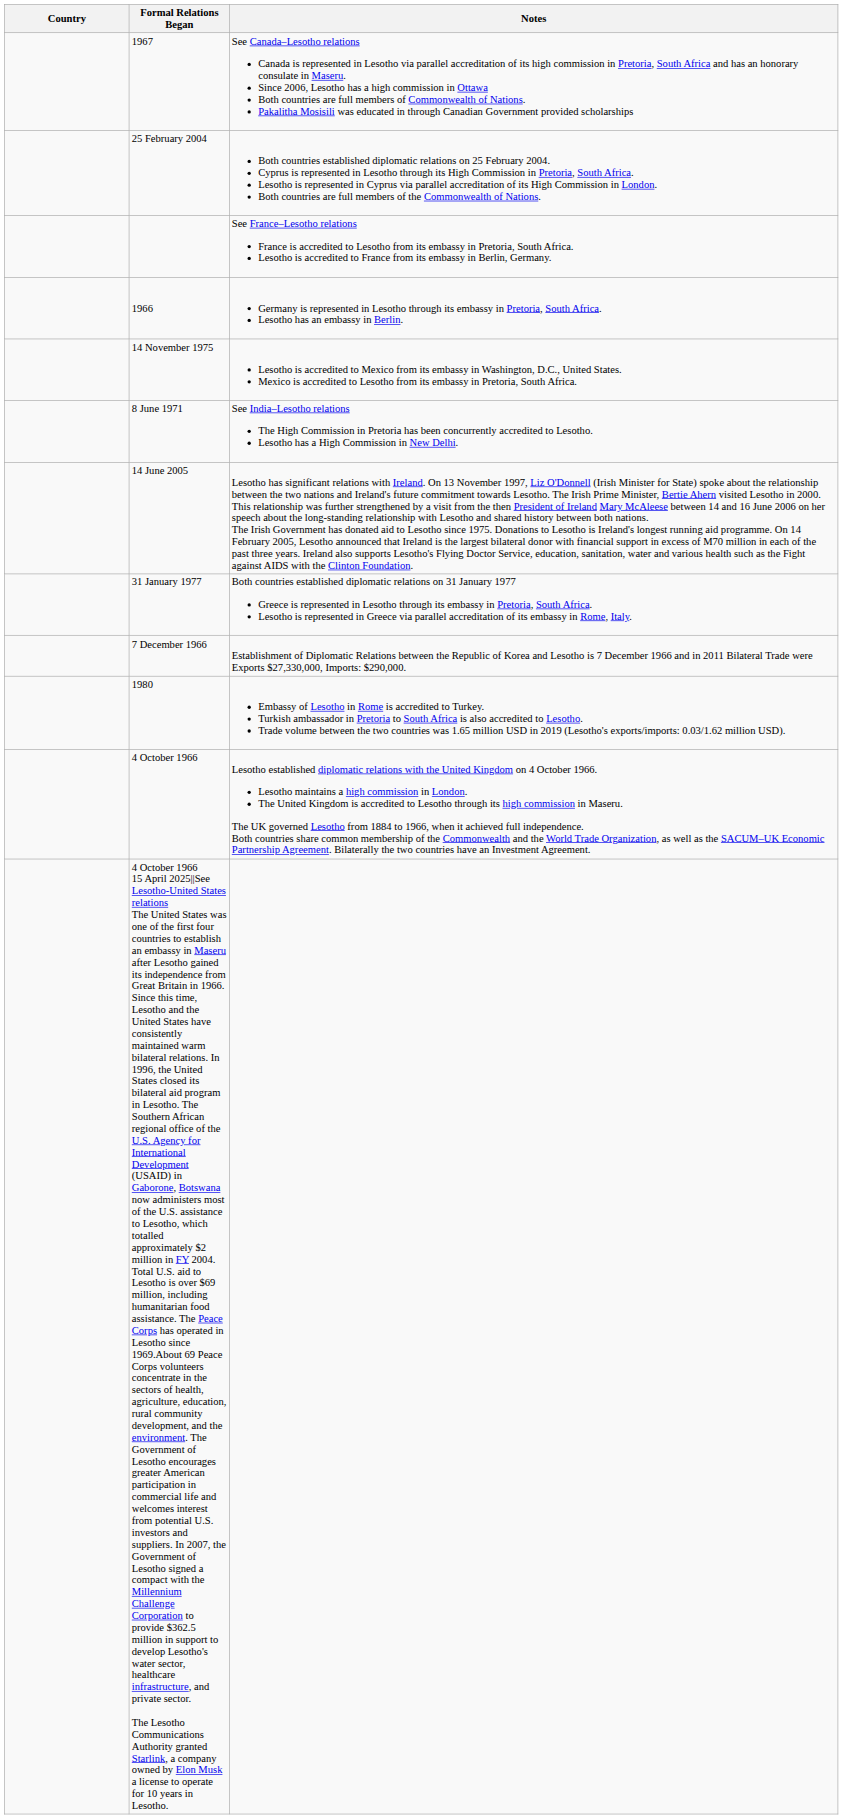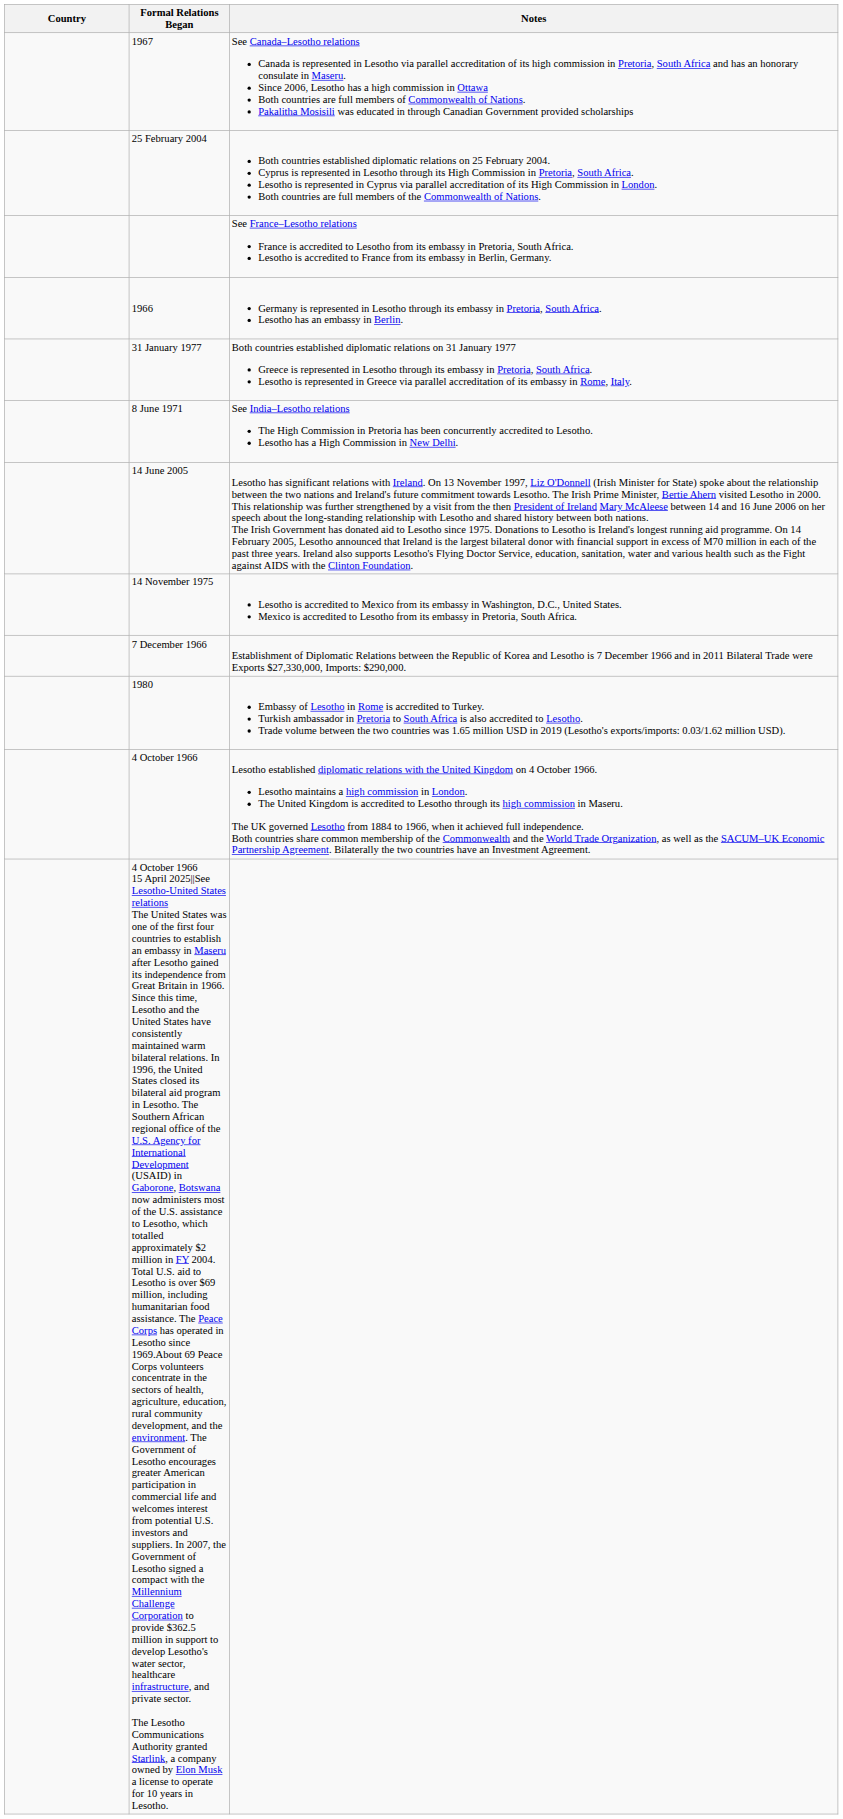rows swapped: (167, 582) <-> (173, 347)
